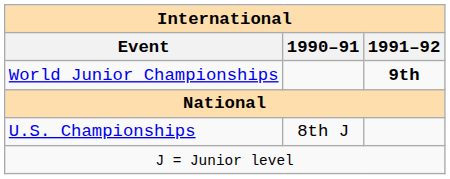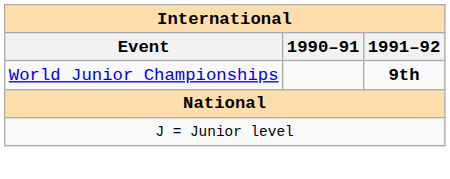- row: (102, 131)
